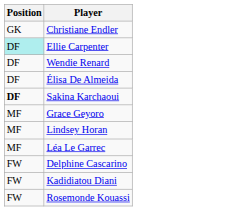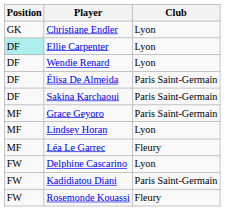+ column: (176, 13)
(13, 97) bold -> (13, 97) normal
